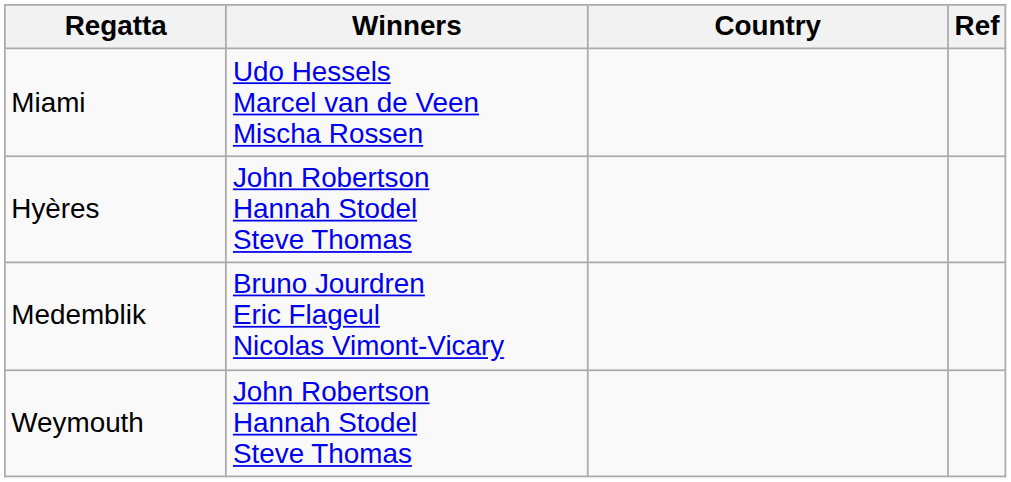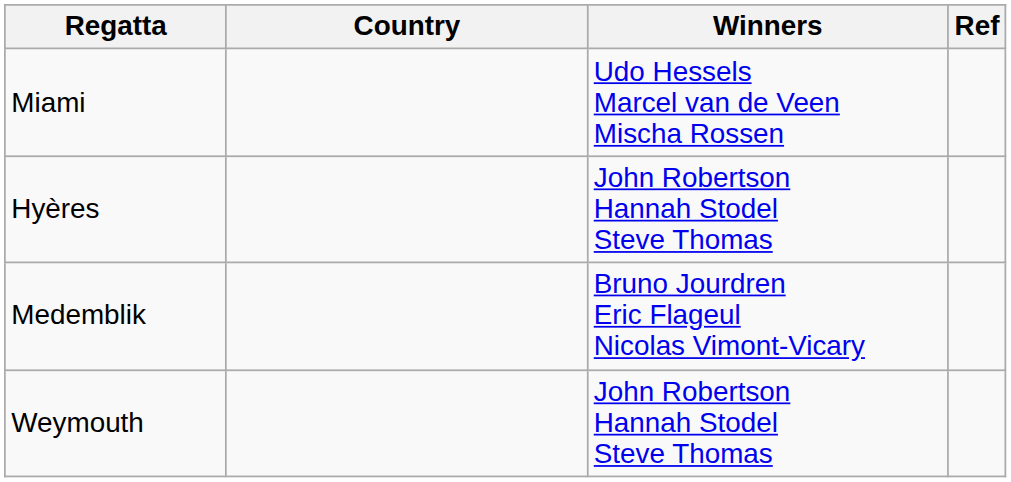columns swapped: (407, 26) <-> (768, 26)
